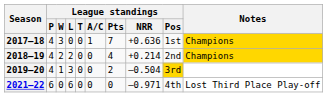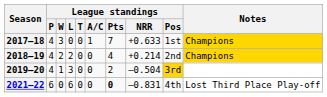(144, 41) +0.636 -> (144, 41) +0.633
(110, 85) normal -> (110, 85) bold
(144, 85) –0.971 -> (144, 85) –0.831
